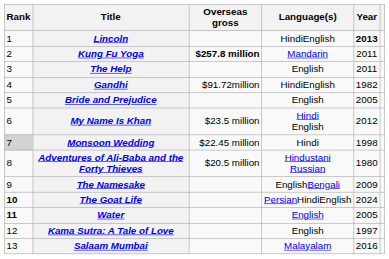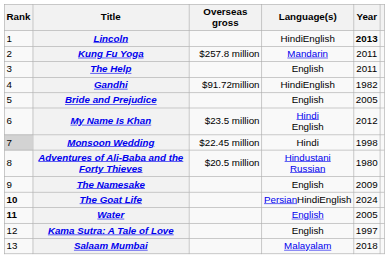(228, 54) bold -> (229, 54) normal
(308, 184) EnglishBengali -> (308, 184) English
(367, 246) 2016 -> (367, 246) 2018
